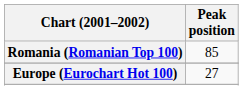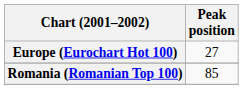rows swapped: (95, 73) <-> (95, 52)
